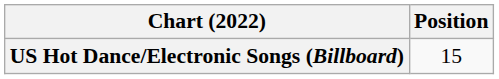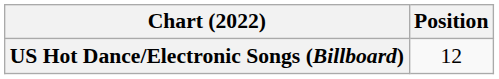(451, 55) 15 -> (451, 55) 12
